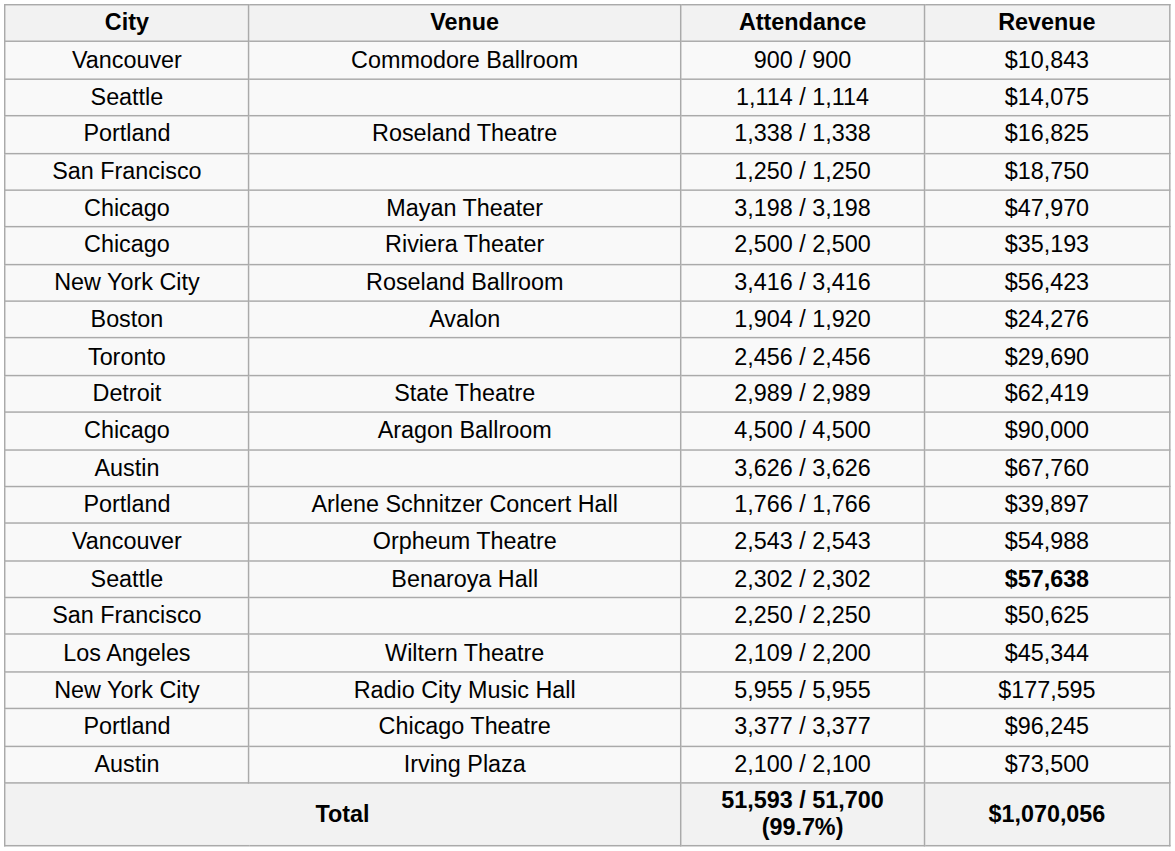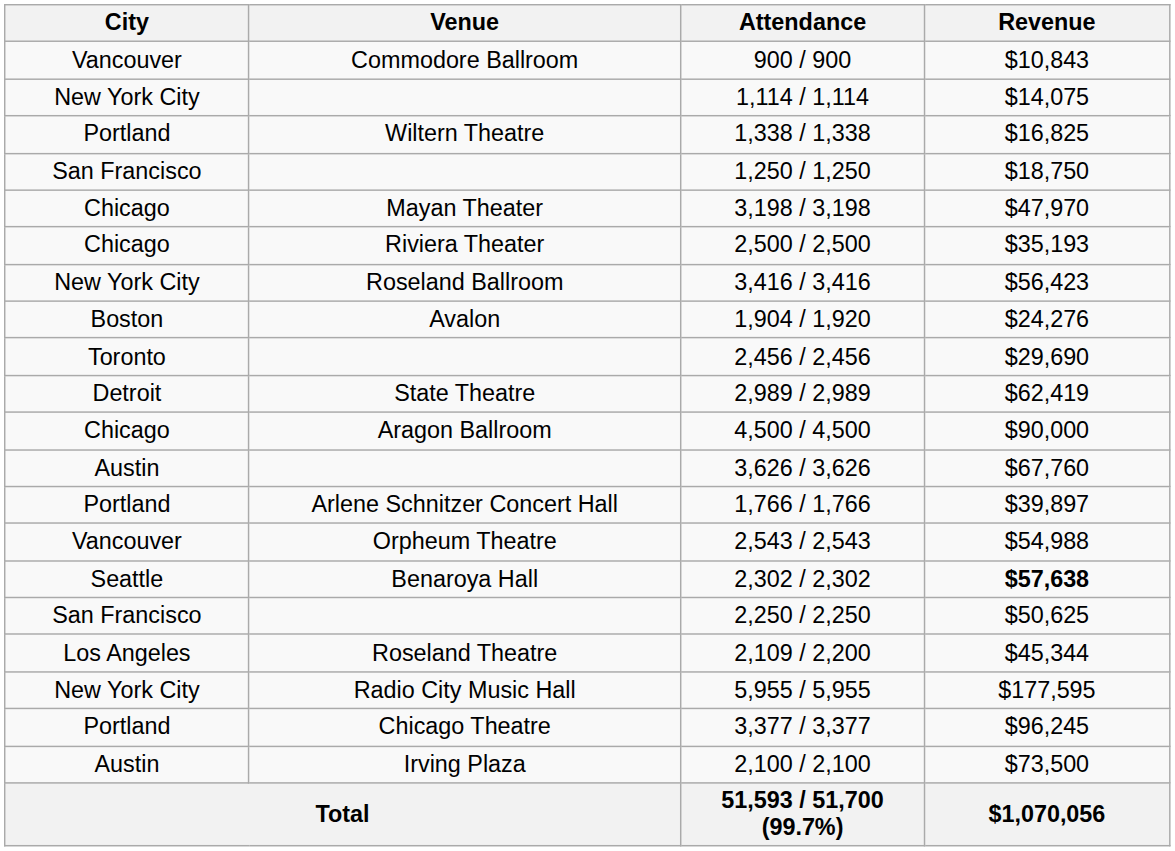(127, 97) Seattle -> (127, 97) New York City
(465, 134) Roseland Theatre -> (465, 134) Wiltern Theatre
(465, 652) Wiltern Theatre -> (465, 652) Roseland Theatre
